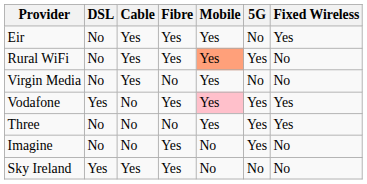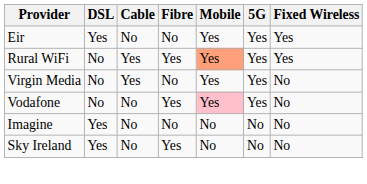(96, 37) No -> (97, 37) Yes
(131, 37) Yes -> (129, 37) No
(171, 37) Yes -> (170, 37) No
(255, 37) No -> (257, 37) Yes
(282, 59) No -> (283, 59) Yes
(255, 80) No -> (257, 80) Yes
(97, 102) Yes -> (96, 102) No
(283, 102) Yes -> (282, 102) No
- row: (24, 124)
(96, 146) No -> (97, 124) Yes
(171, 146) Yes -> (170, 124) No
(257, 146) Yes -> (255, 124) No
(131, 168) Yes -> (129, 146) No
